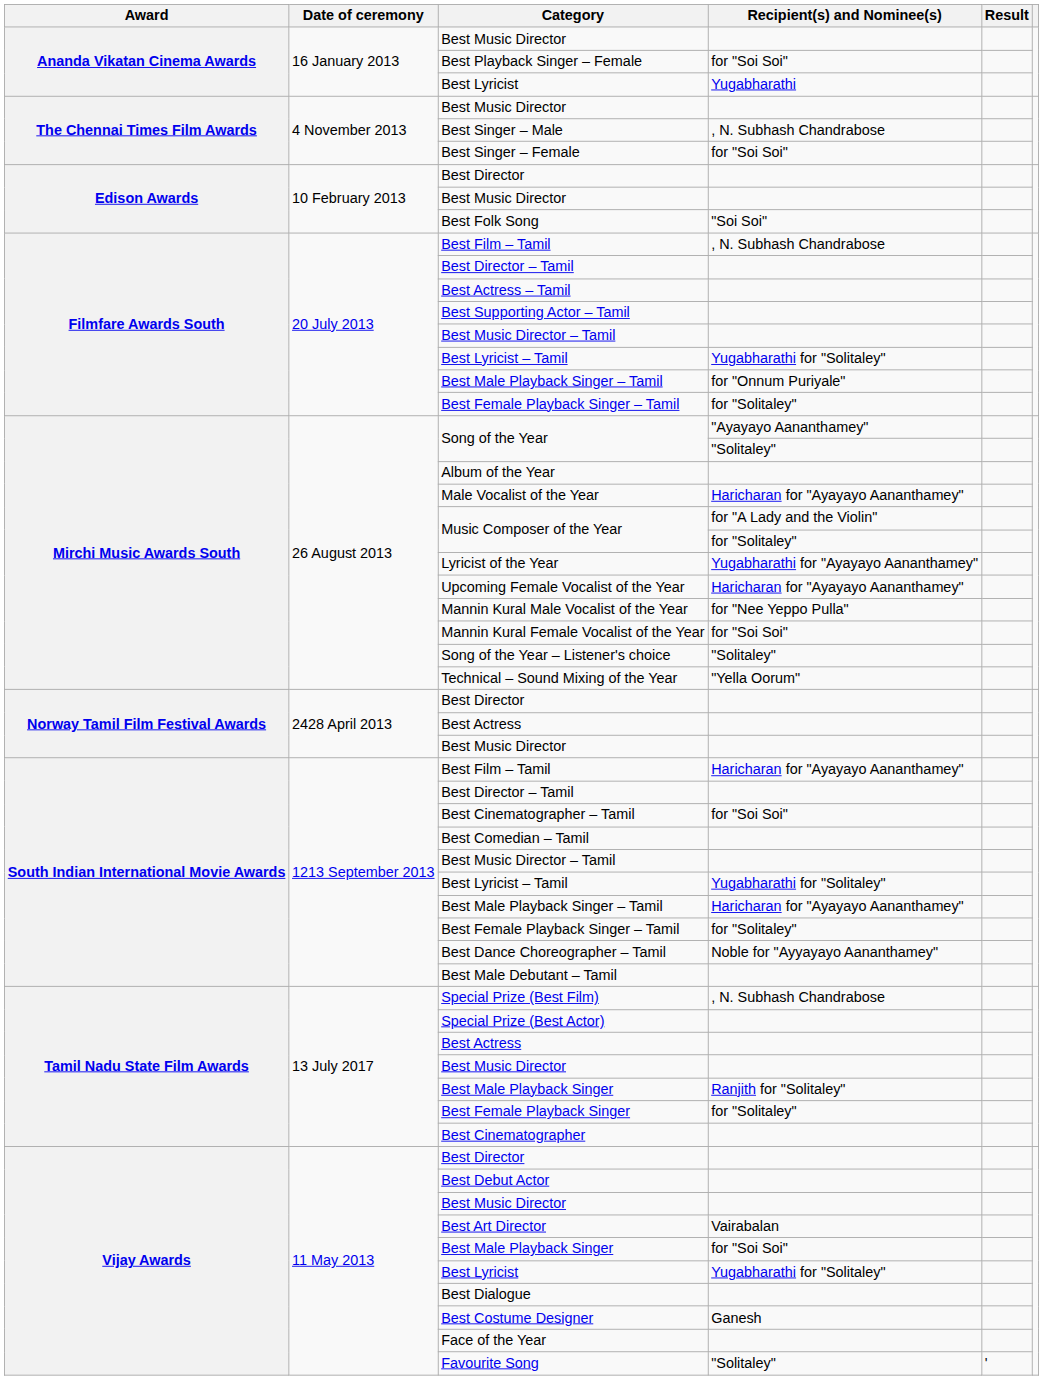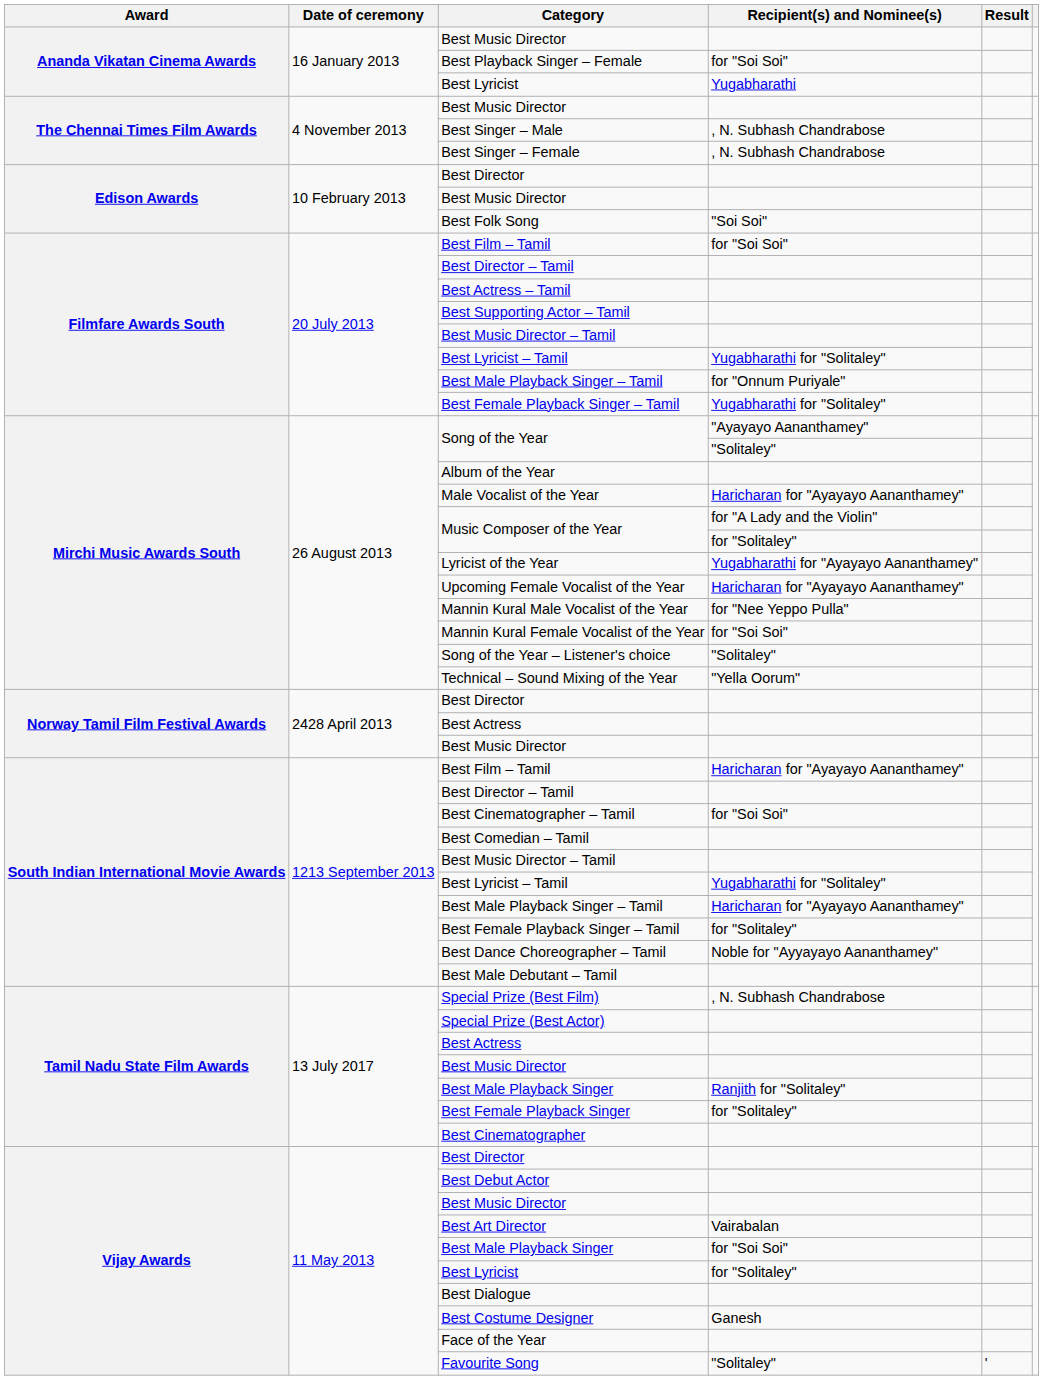(750, 152) for "Soi Soi" -> (798, 152) , N. Subhash Chandrabose
(798, 244) , N. Subhash Chandrabose -> (750, 244) for "Soi Soi"
(754, 404) for "Solitaley" -> (798, 404) Yugabharathi for "Solitaley"
(798, 1271) Yugabharathi for "Solitaley" -> (754, 1271) for "Solitaley"
